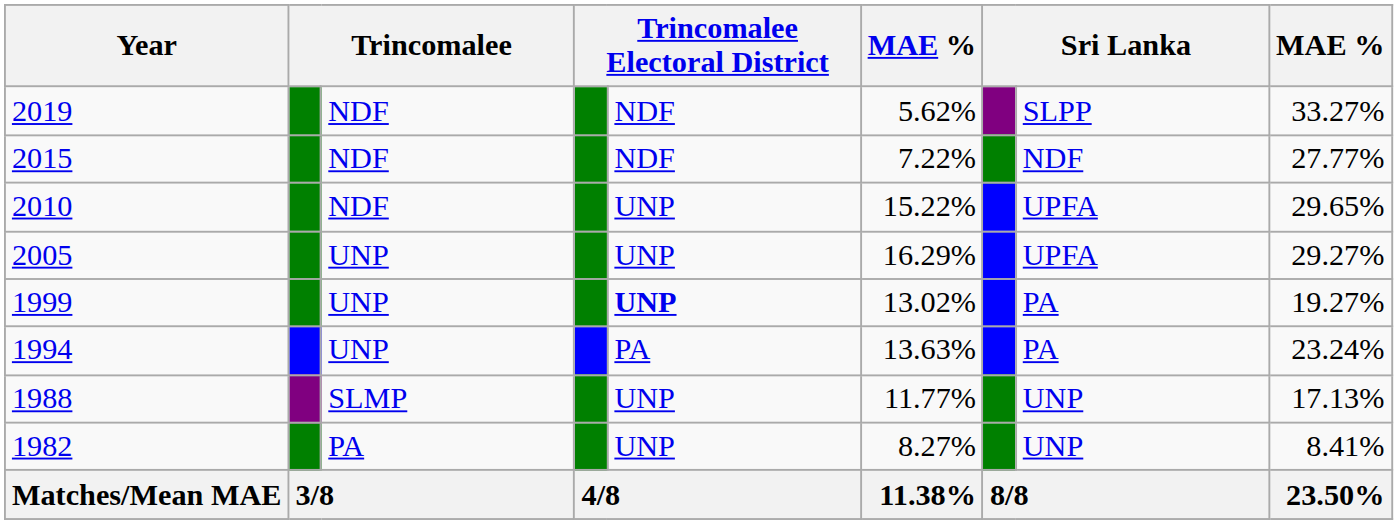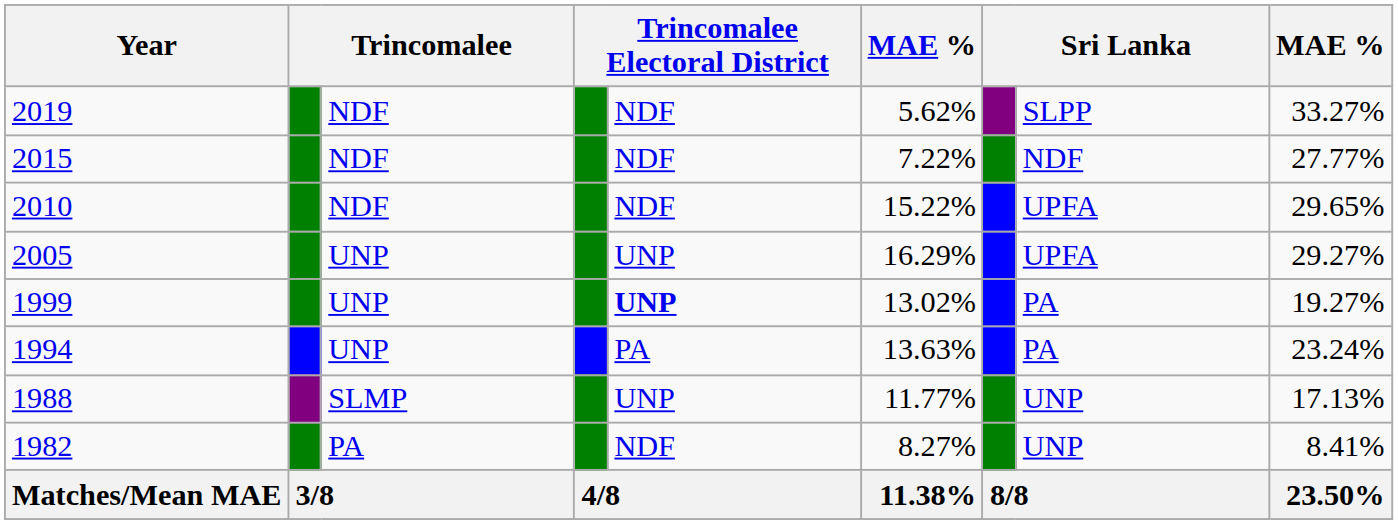(645, 206) UNP -> (645, 206) NDF
(645, 446) UNP -> (645, 446) NDF
